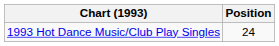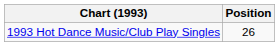(248, 32) 24 -> (248, 32) 26
